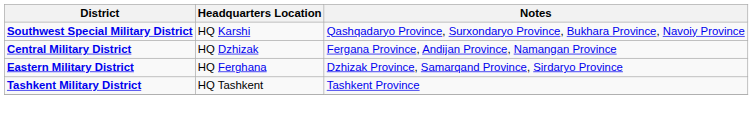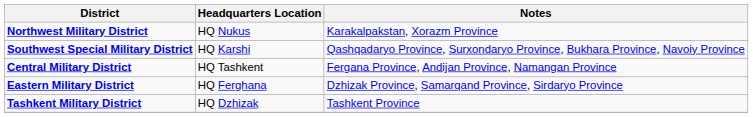+ row: (77, 31)
(228, 49) HQ Dzhizak -> (231, 67) HQ Tashkent
(231, 85) HQ Tashkent -> (228, 103) HQ Dzhizak
